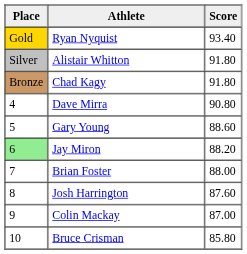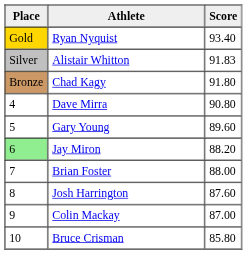(222, 60) 91.80 -> (222, 60) 91.83
(222, 126) 88.60 -> (222, 126) 89.60
